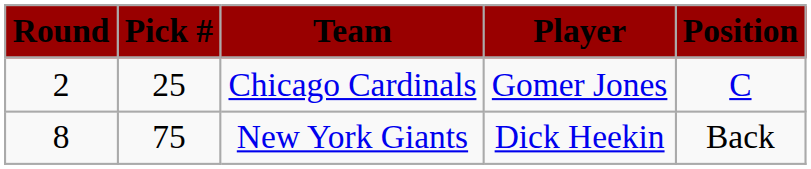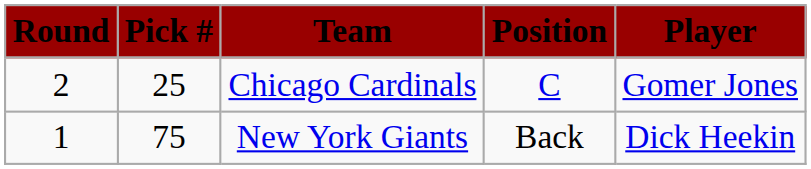columns swapped: (580, 31) <-> (740, 31)
(61, 137) 8 -> (61, 137) 1
